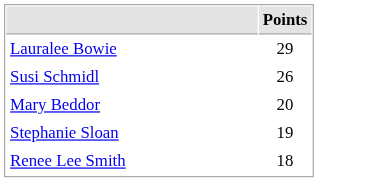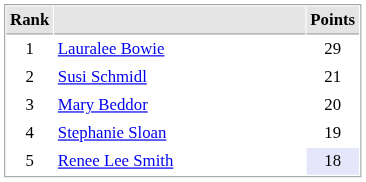+ column: (30, 19)
(285, 77) 26 -> (333, 77) 21
(285, 161) no background -> (333, 161) lavender background
